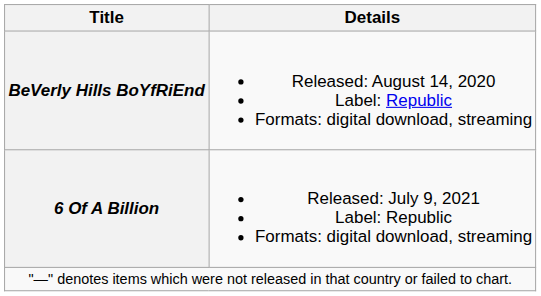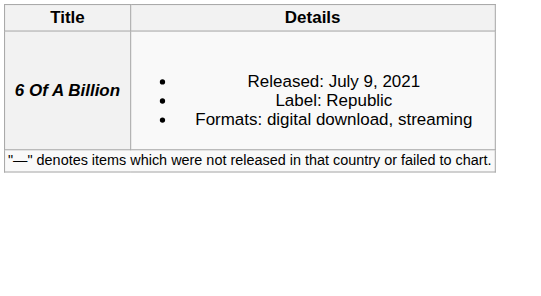- row: (107, 90)
